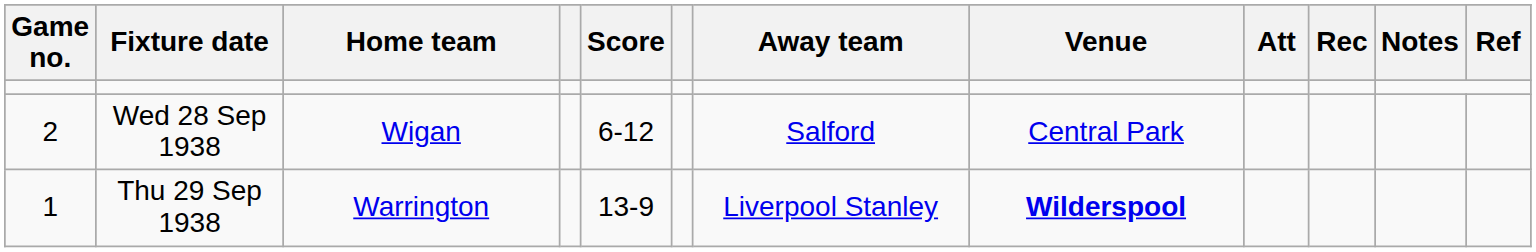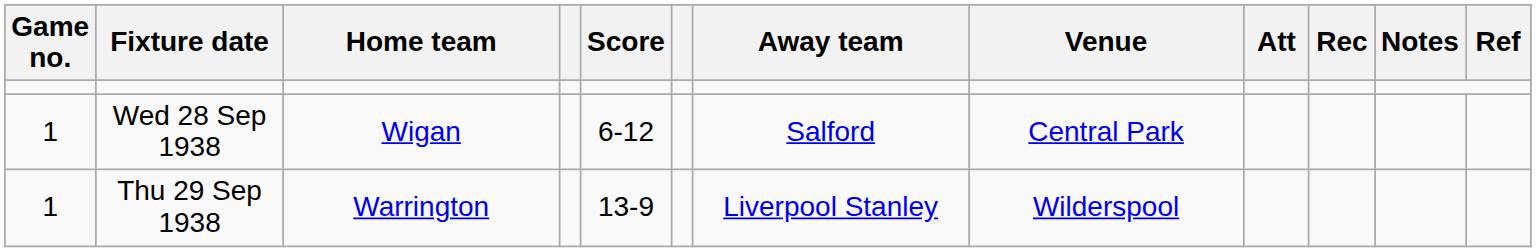(50, 131) 2 -> (50, 131) 1
(1106, 207) bold -> (1106, 207) normal
